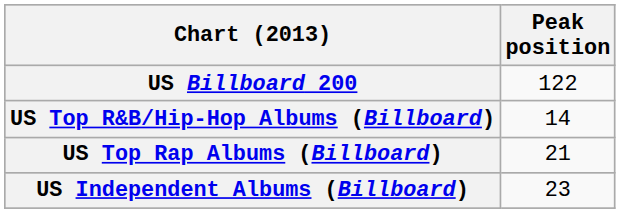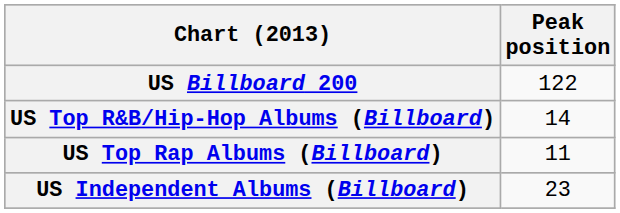(558, 155) 21 -> (558, 155) 11
